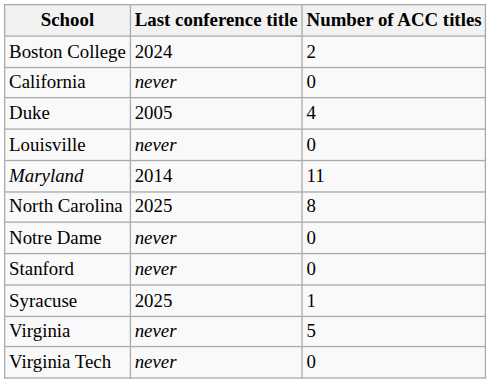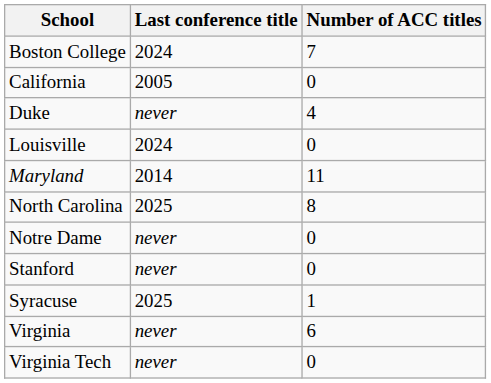(311, 51) 2 -> (311, 51) 7
(156, 82) never -> (154, 82) 2005
(154, 113) 2005 -> (156, 113) never
(156, 144) never -> (154, 144) 2024
(311, 331) 5 -> (311, 331) 6
